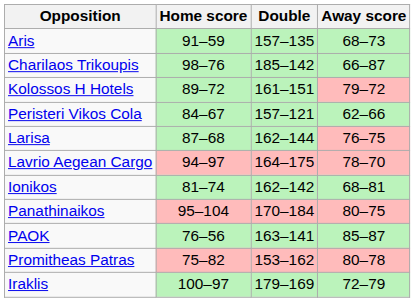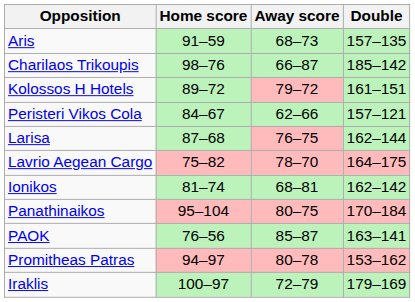columns swapped: (364, 16) <-> (284, 16)
(203, 162) 94–97 -> (203, 162) 75–82
(203, 260) 75–82 -> (203, 260) 94–97
